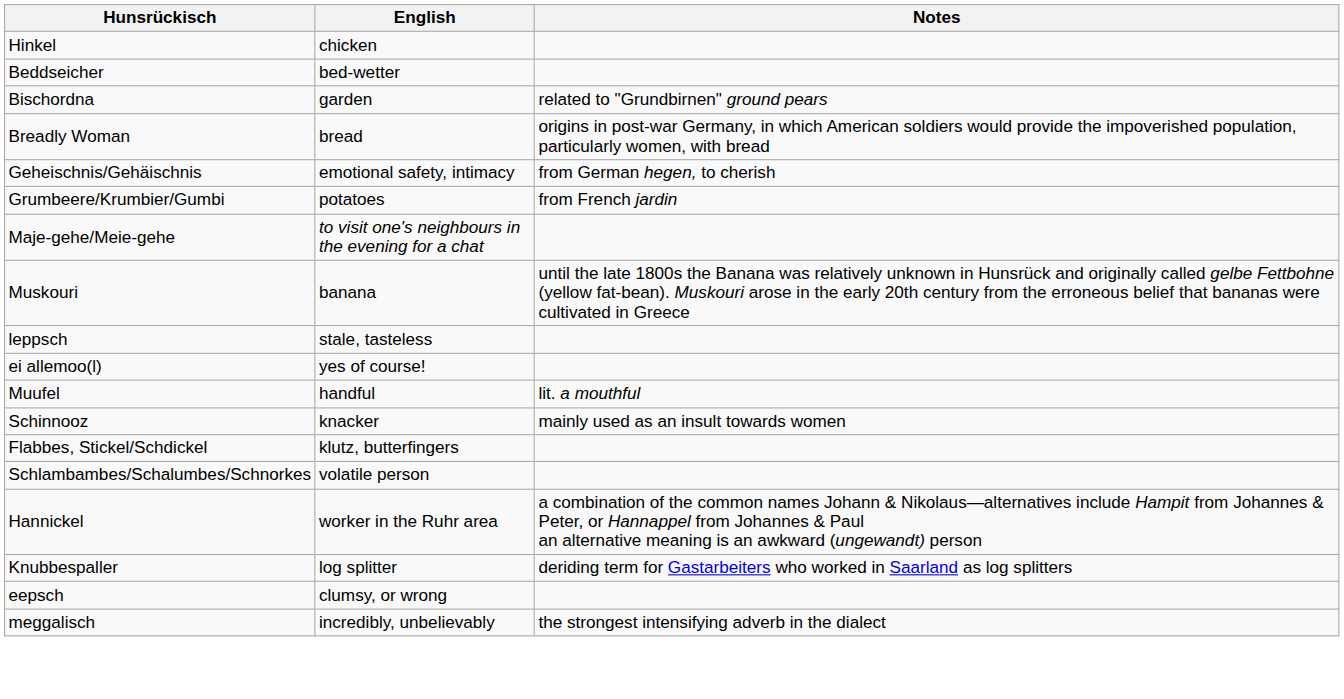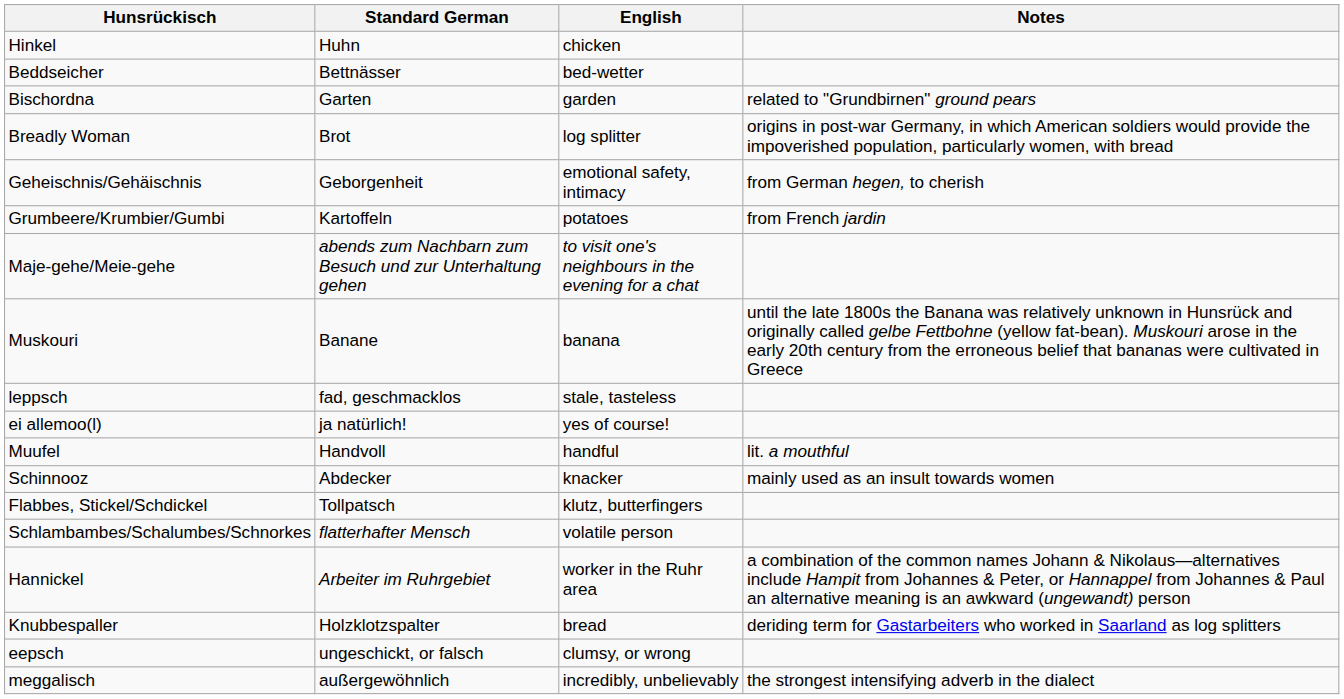+ column: (437, 18)
(341, 136) bread -> (602, 136) log splitter
(358, 568) log splitter -> (585, 625) bread
